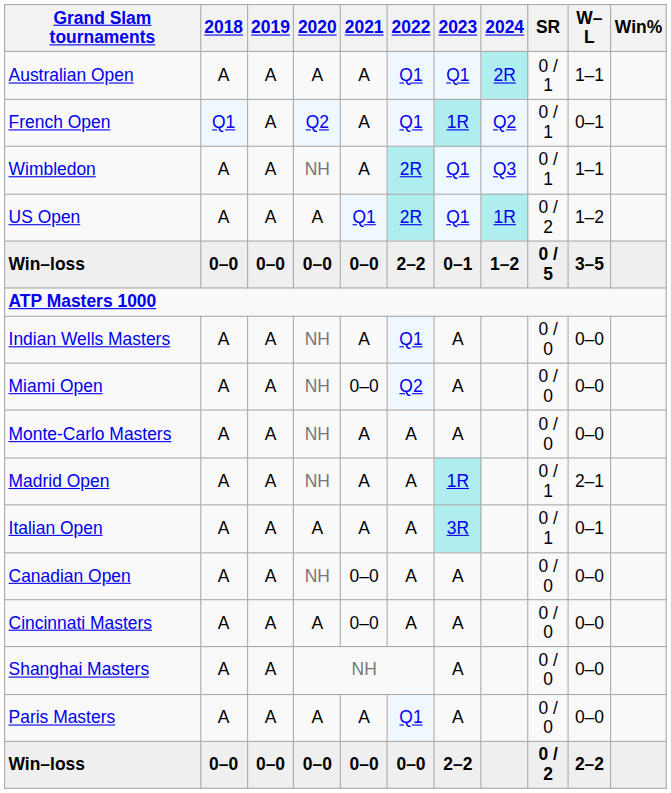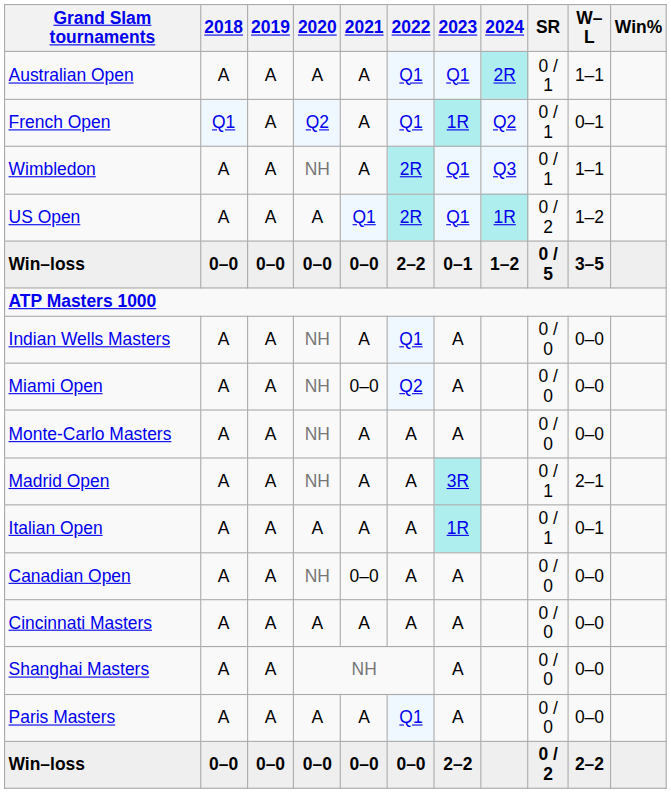(458, 481) 1R -> (458, 481) 3R
(458, 528) 3R -> (458, 528) 1R
(364, 623) 0–0 -> (364, 623) A
